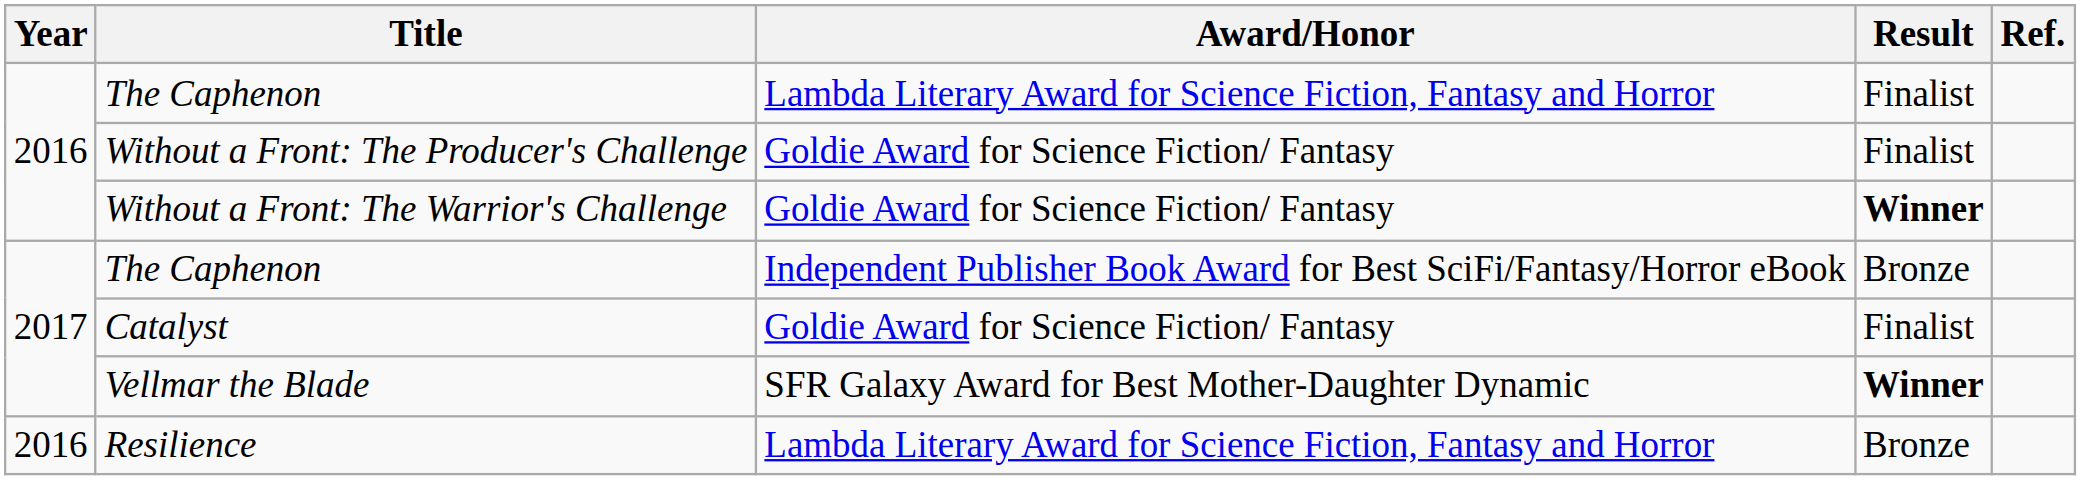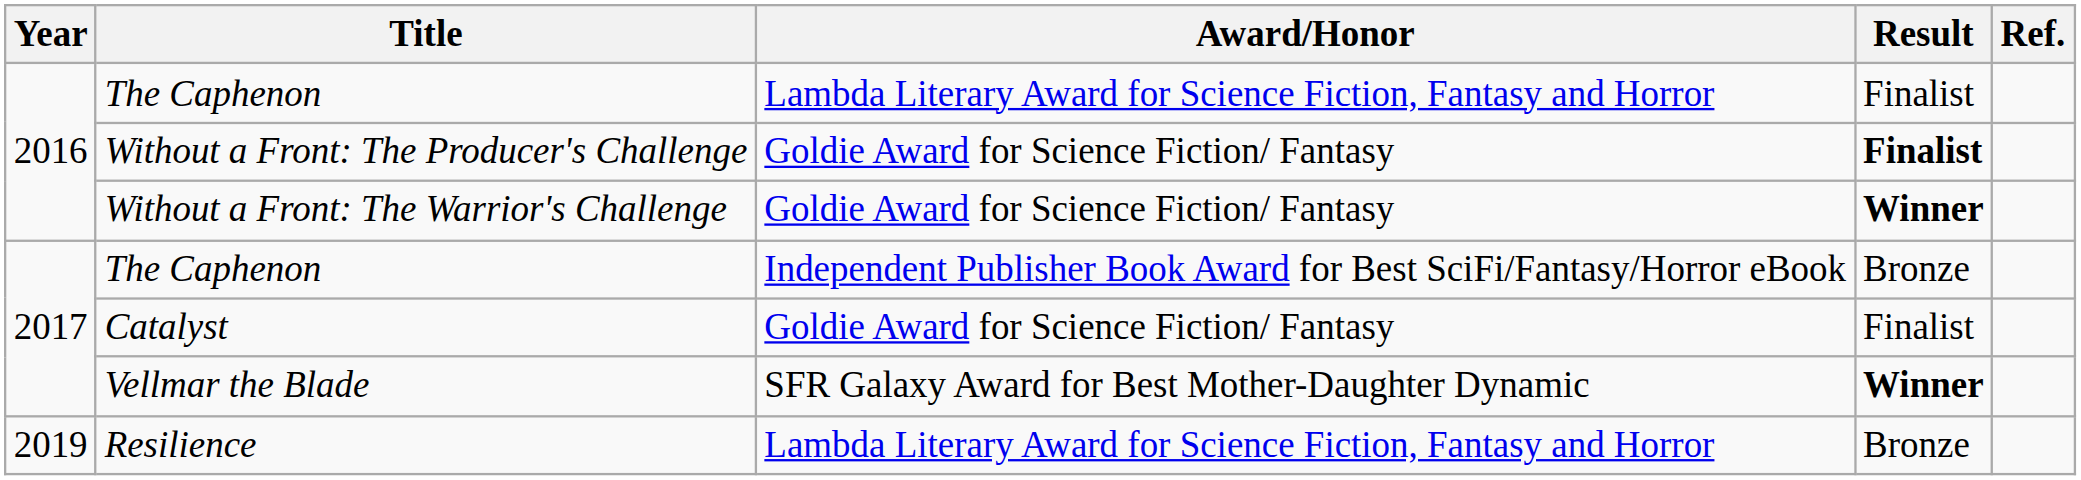(1919, 151) normal -> (1923, 151) bold
(51, 444) 2016 -> (51, 444) 2019
